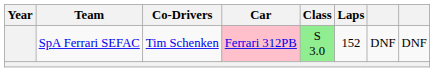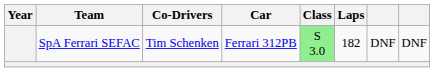(261, 43) pink background -> (261, 43) no background
(351, 43) 152 -> (351, 43) 182
